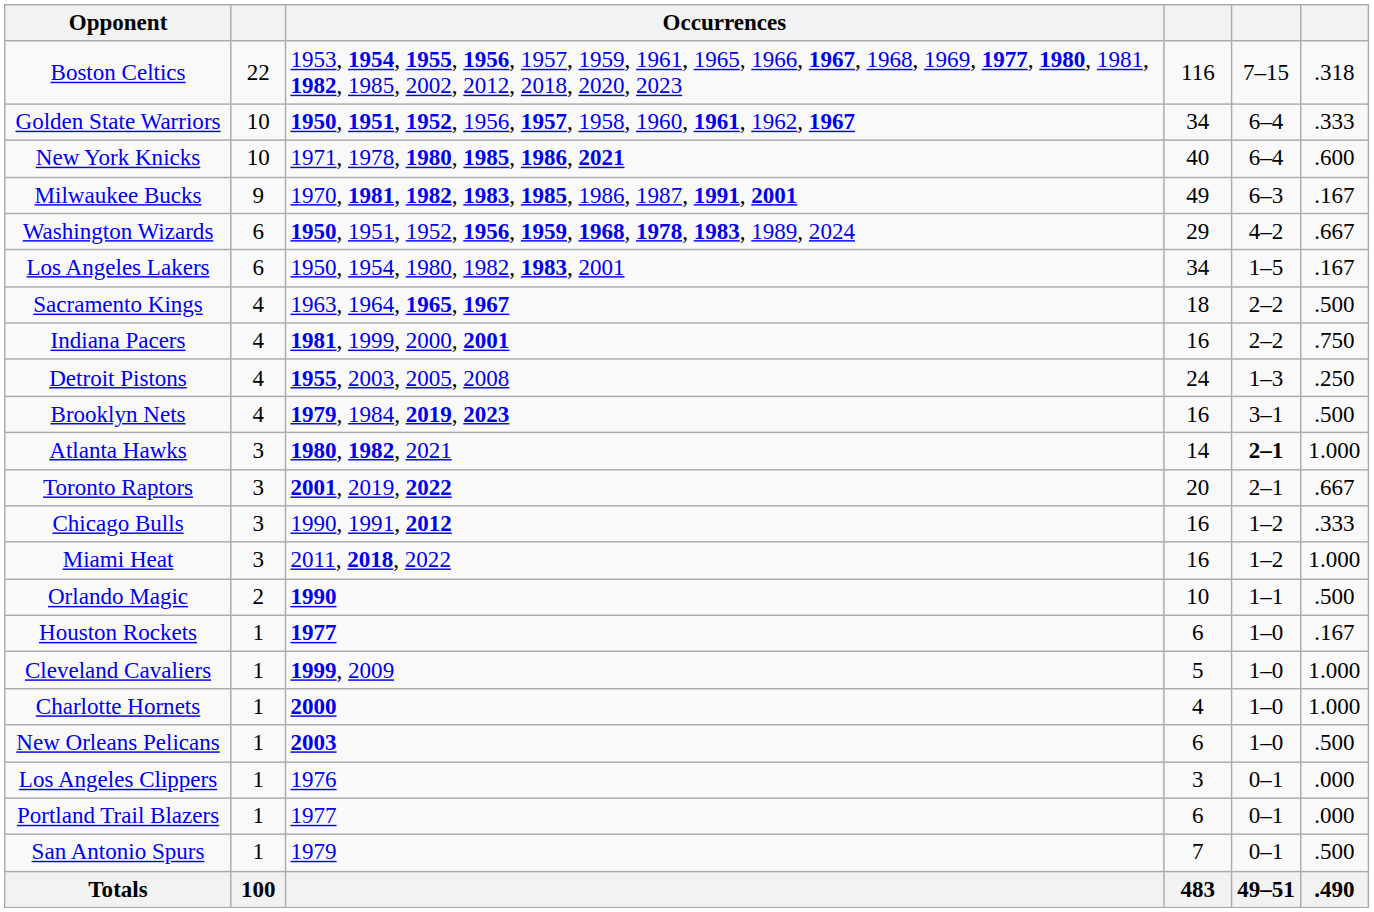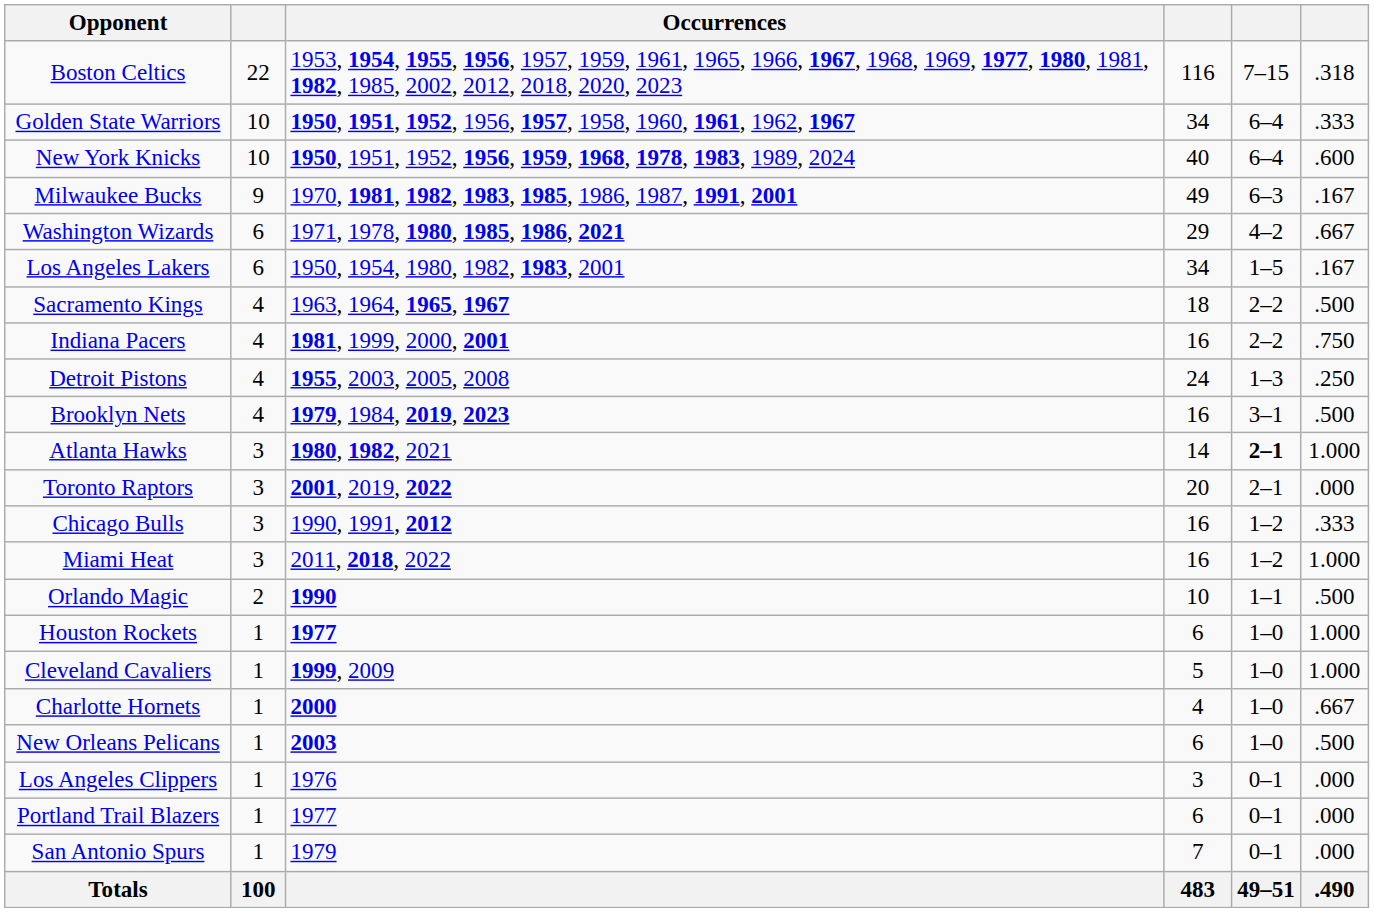(458, 158) 1971, 1978, 1980, 1985, 1986, 2021 -> (573, 158) 1950, 1951, 1952, 1956, 1959, 1968, 1978, 1983, 1989, 2024
(573, 231) 1950, 1951, 1952, 1956, 1959, 1968, 1978, 1983, 1989, 2024 -> (458, 231) 1971, 1978, 1980, 1985, 1986, 2021
(1334, 487) .667 -> (1334, 487) .000
(1334, 633) .167 -> (1334, 633) 1.000
(1334, 706) 1.000 -> (1334, 706) .667
(1334, 852) .500 -> (1334, 852) .000
